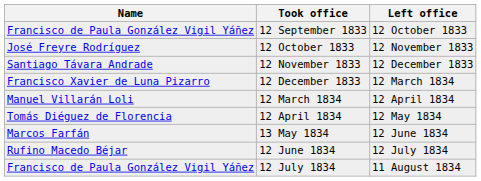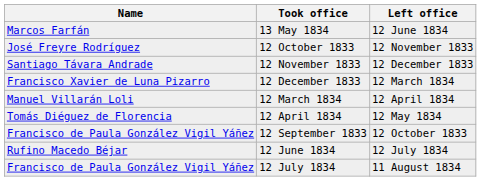rows swapped: (313, 30) <-> (294, 133)
